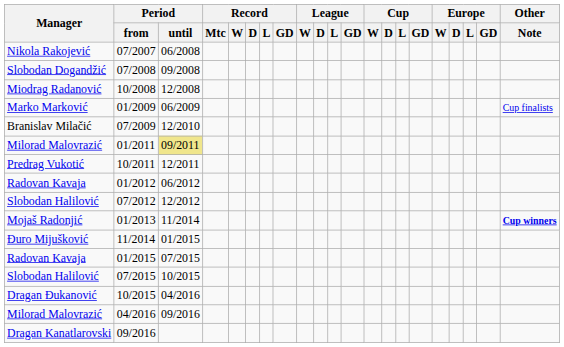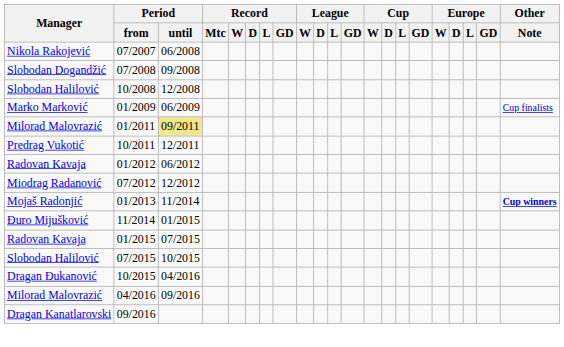(54, 88) Miodrag Radanović -> (53, 88) Slobodan Halilović
- row: (136, 126)
(53, 201) Slobodan Halilović -> (54, 182) Miodrag Radanović
